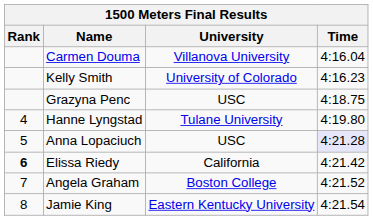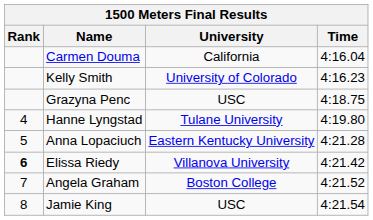(231, 57) Villanova University -> (231, 57) California
(231, 141) USC -> (231, 141) Eastern Kentucky University
(343, 141) lavender background -> (343, 141) no background
(231, 162) California -> (231, 162) Villanova University
(231, 204) Eastern Kentucky University -> (231, 204) USC
